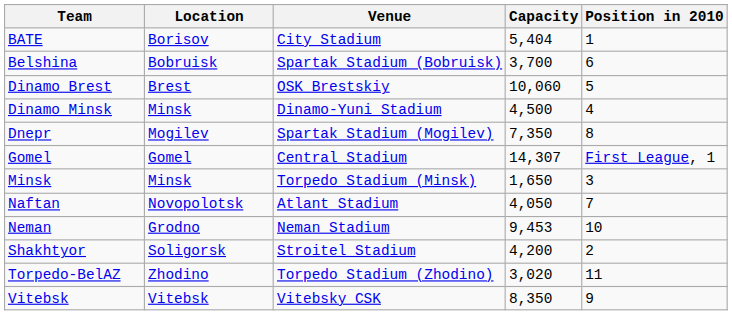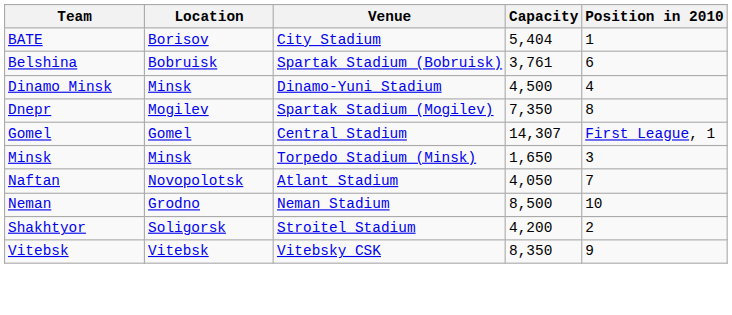(531, 63) 3,700 -> (531, 63) 3,761
- row: (60, 87)
(531, 228) 9,453 -> (531, 204) 8,500
- row: (64, 275)
